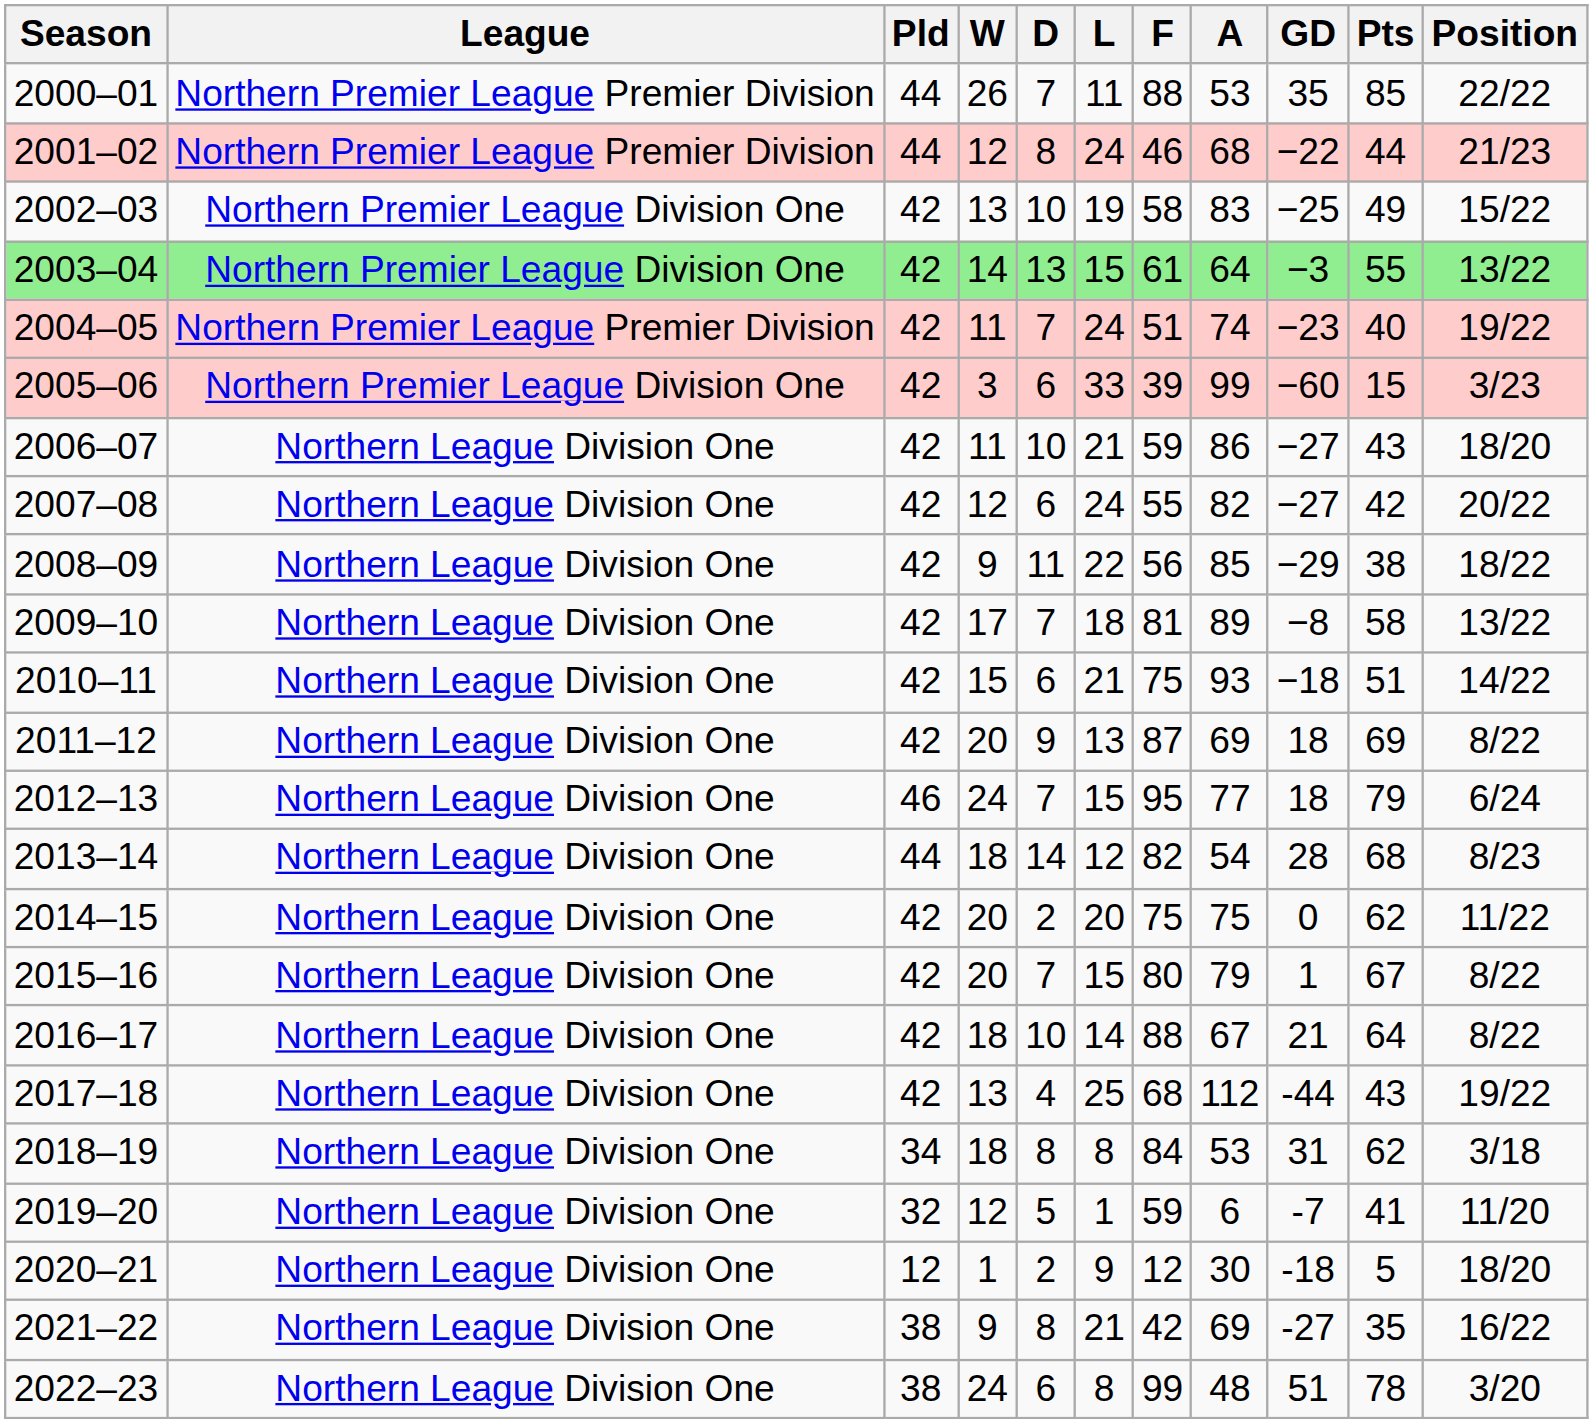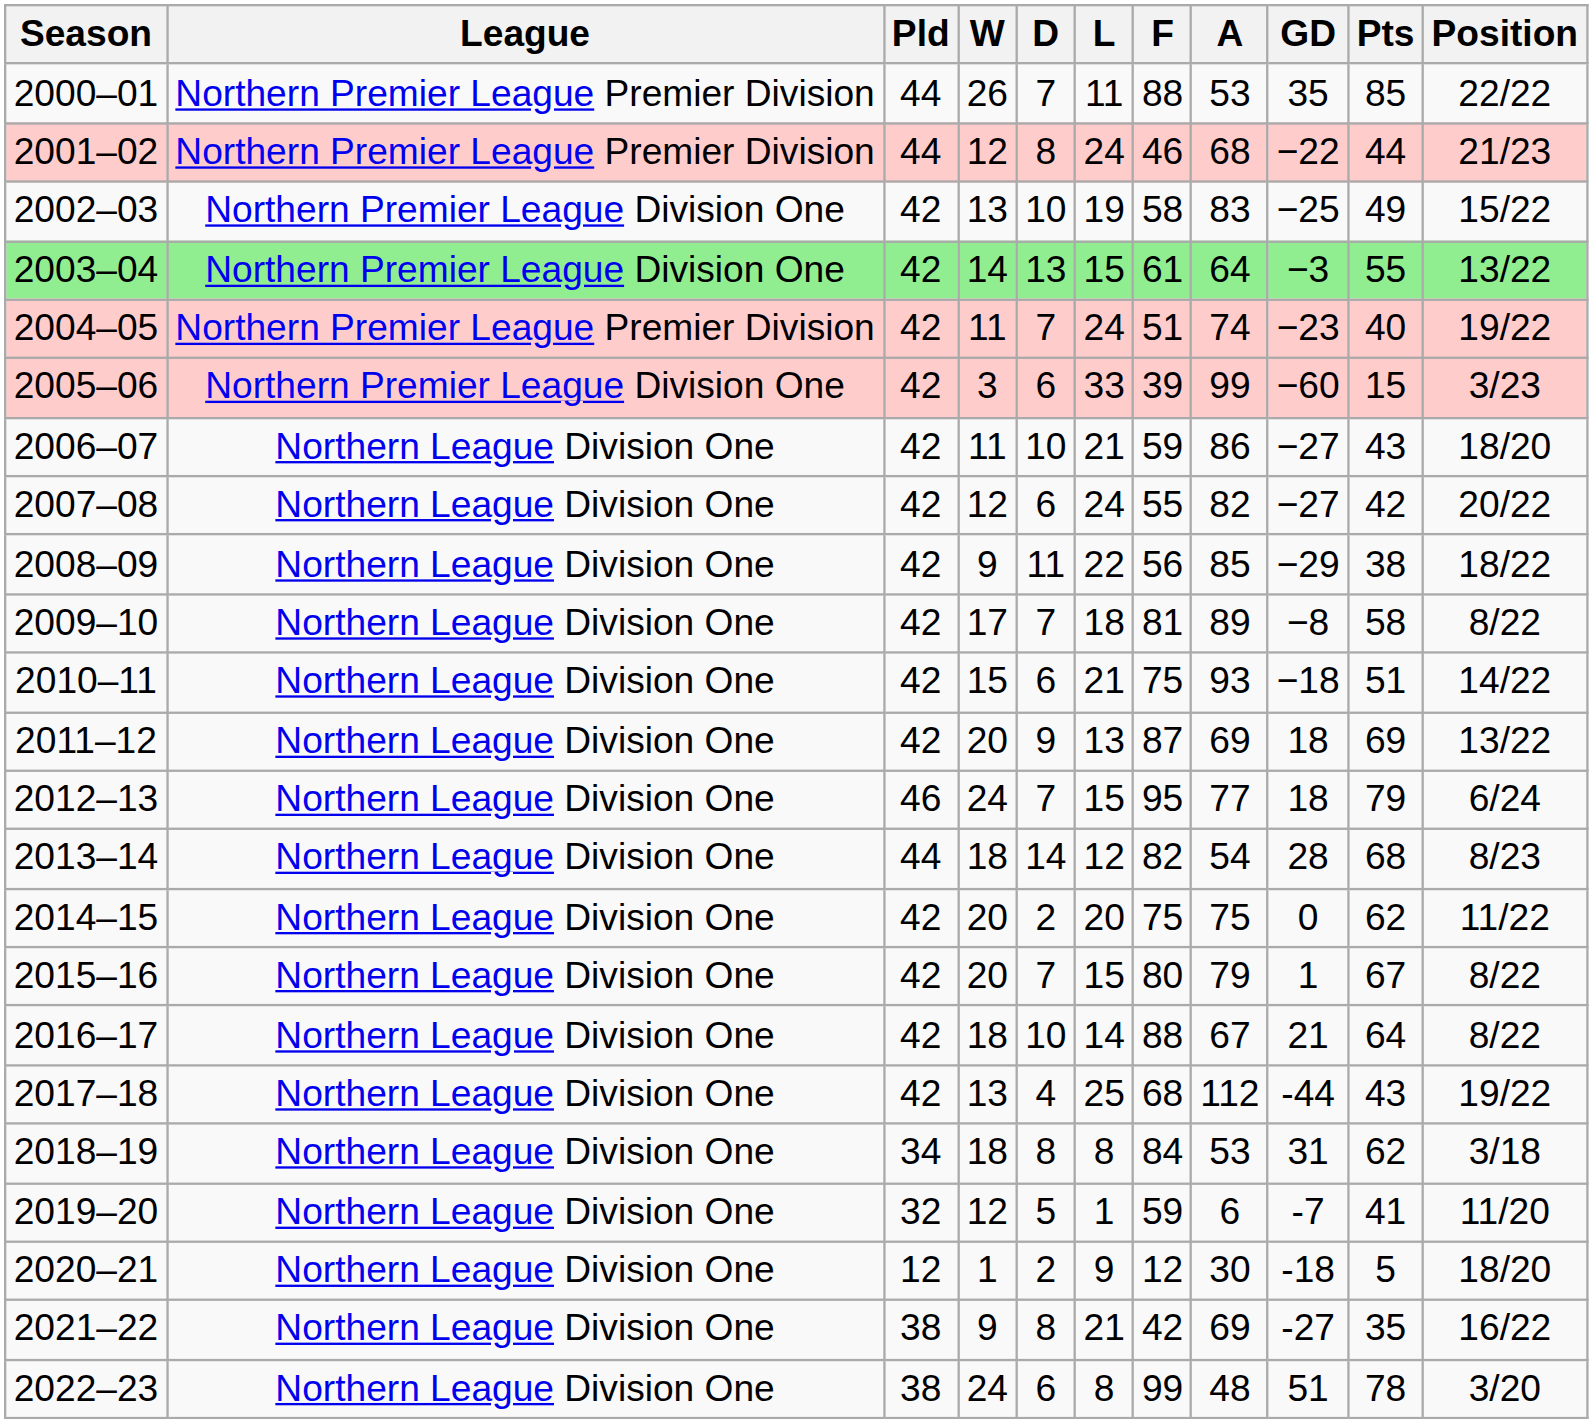(1505, 622) 13/22 -> (1505, 622) 8/22
(1505, 740) 8/22 -> (1505, 740) 13/22
